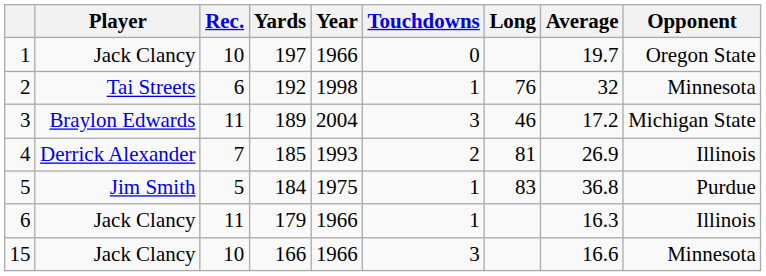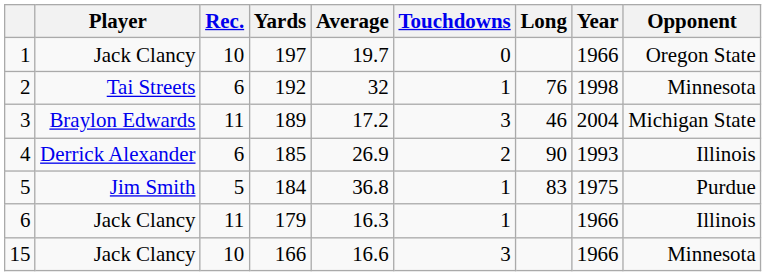columns swapped: (582, 21) <-> (337, 21)
(239, 154) 7 -> (239, 154) 6
(526, 154) 81 -> (557, 154) 90
